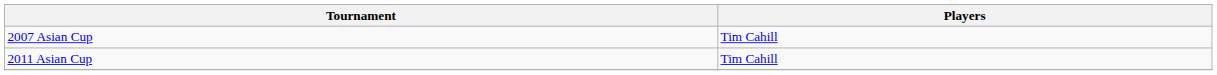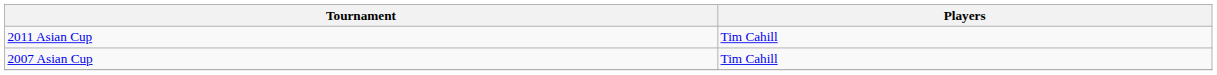rows swapped: (50, 37) <-> (50, 59)
